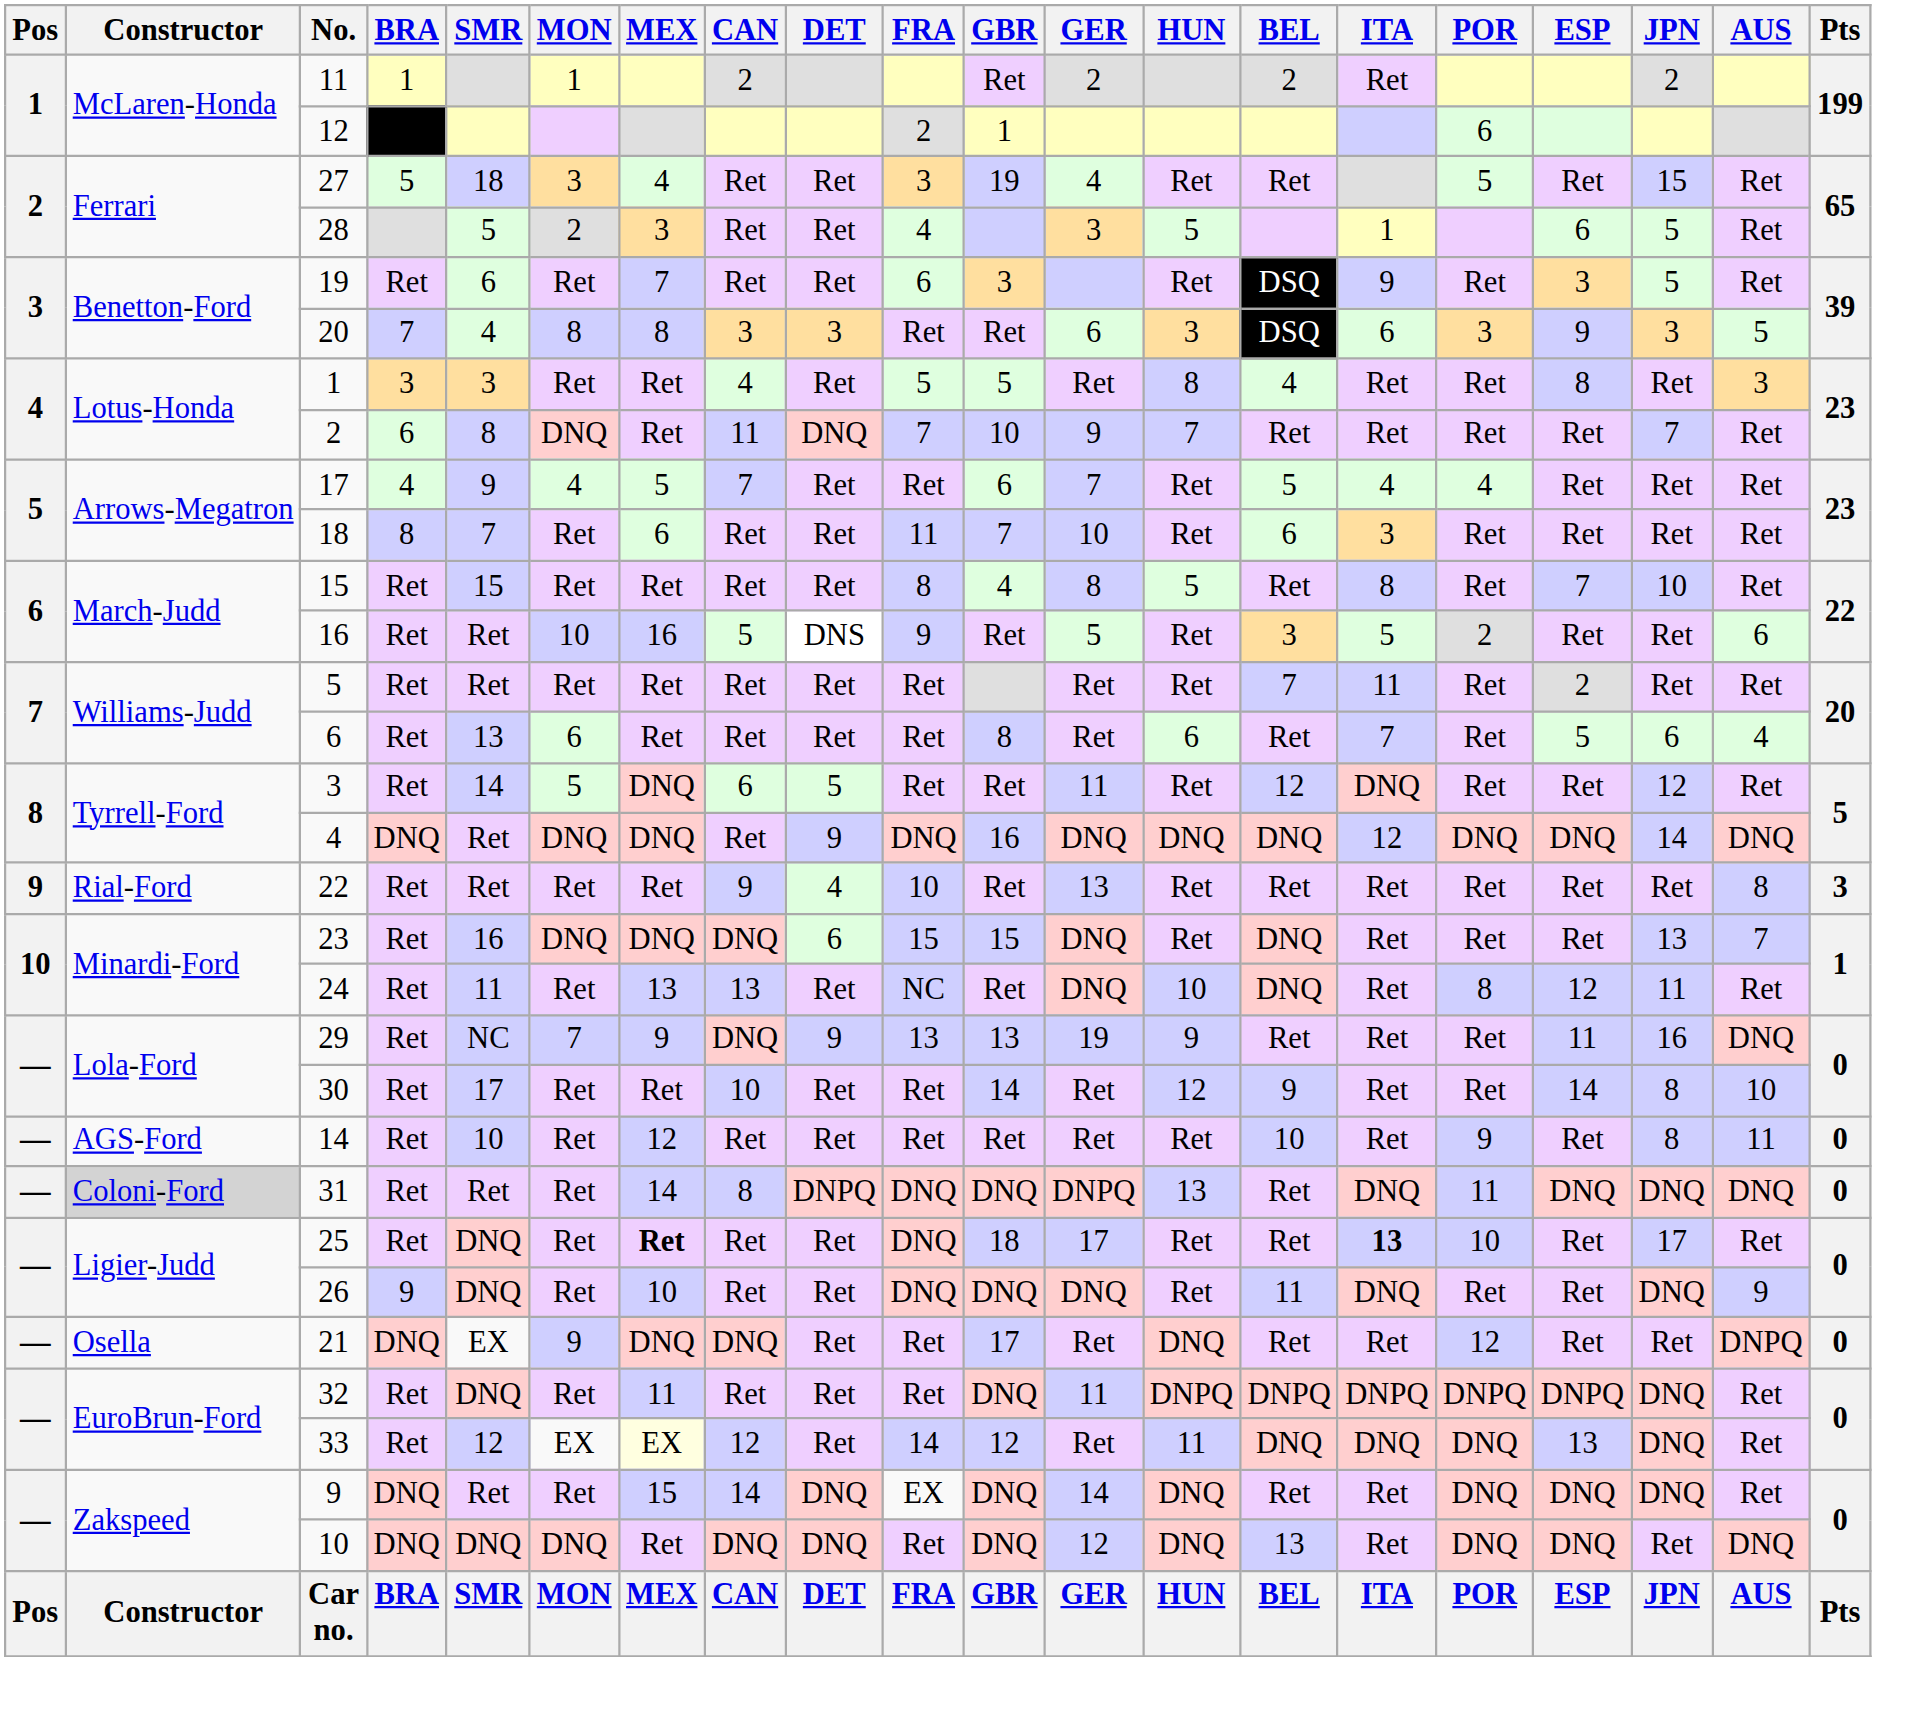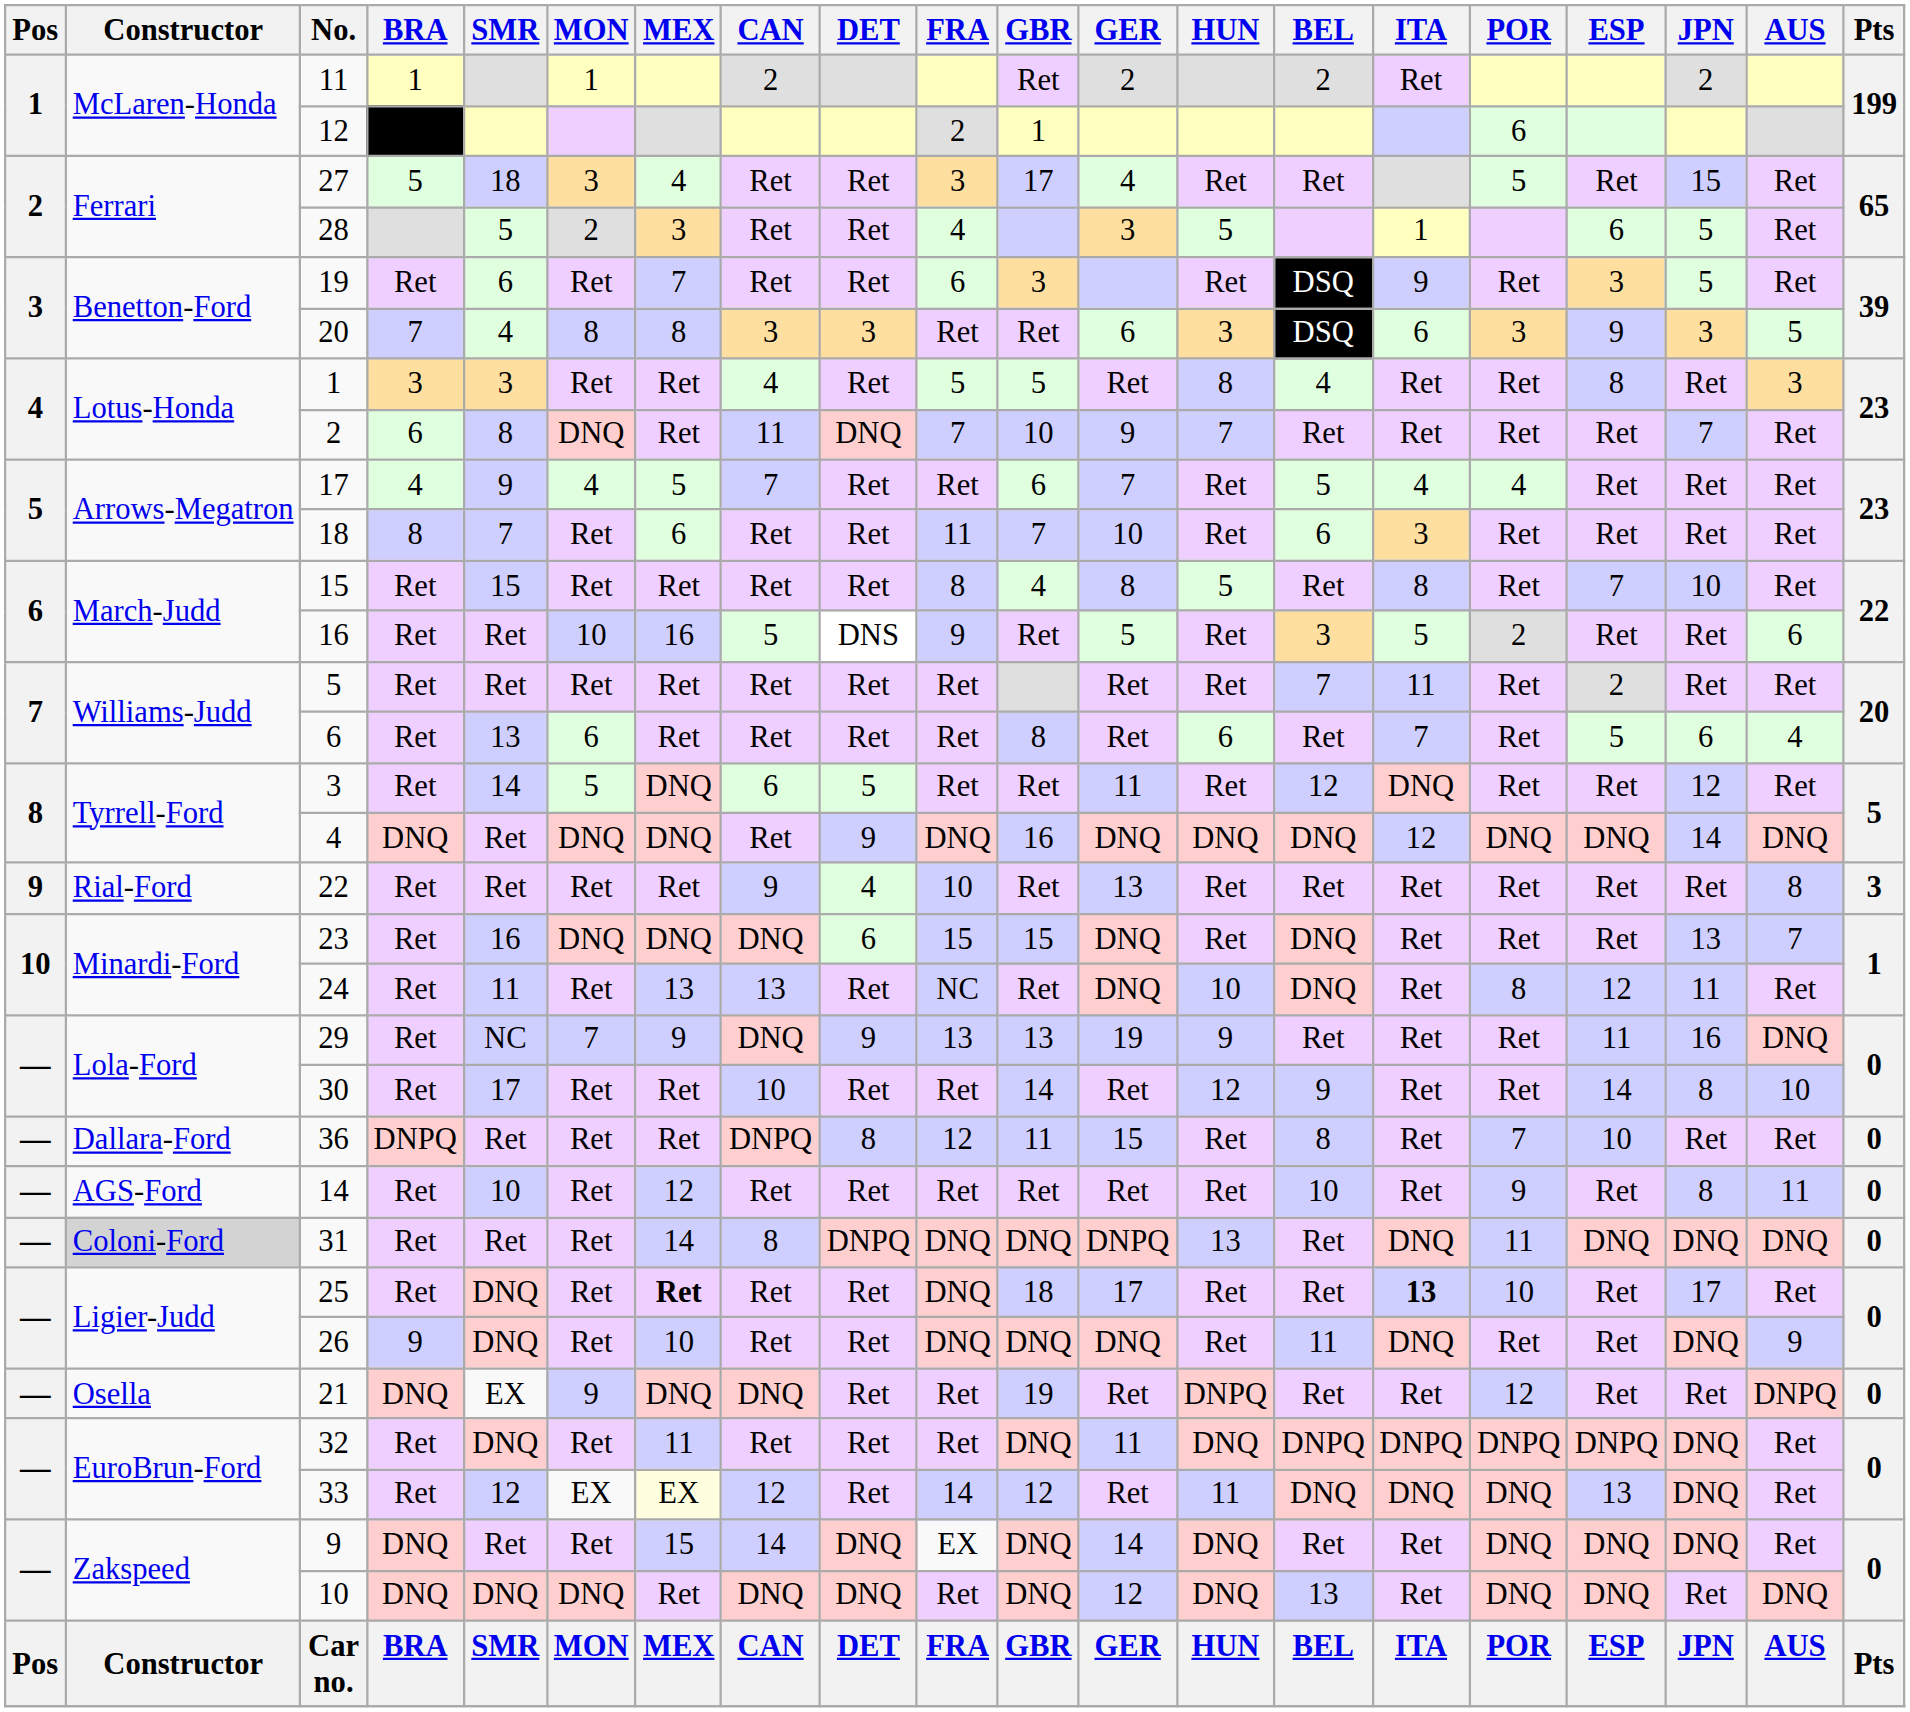(1004, 180) 19 -> (1038, 180) 17
+ row: (334, 1139)
(1004, 1341) 17 -> (1038, 1392) 19
(1191, 1341) DNQ -> (1225, 1392) DNPQ
(1191, 1392) DNPQ -> (1225, 1442) DNQ
